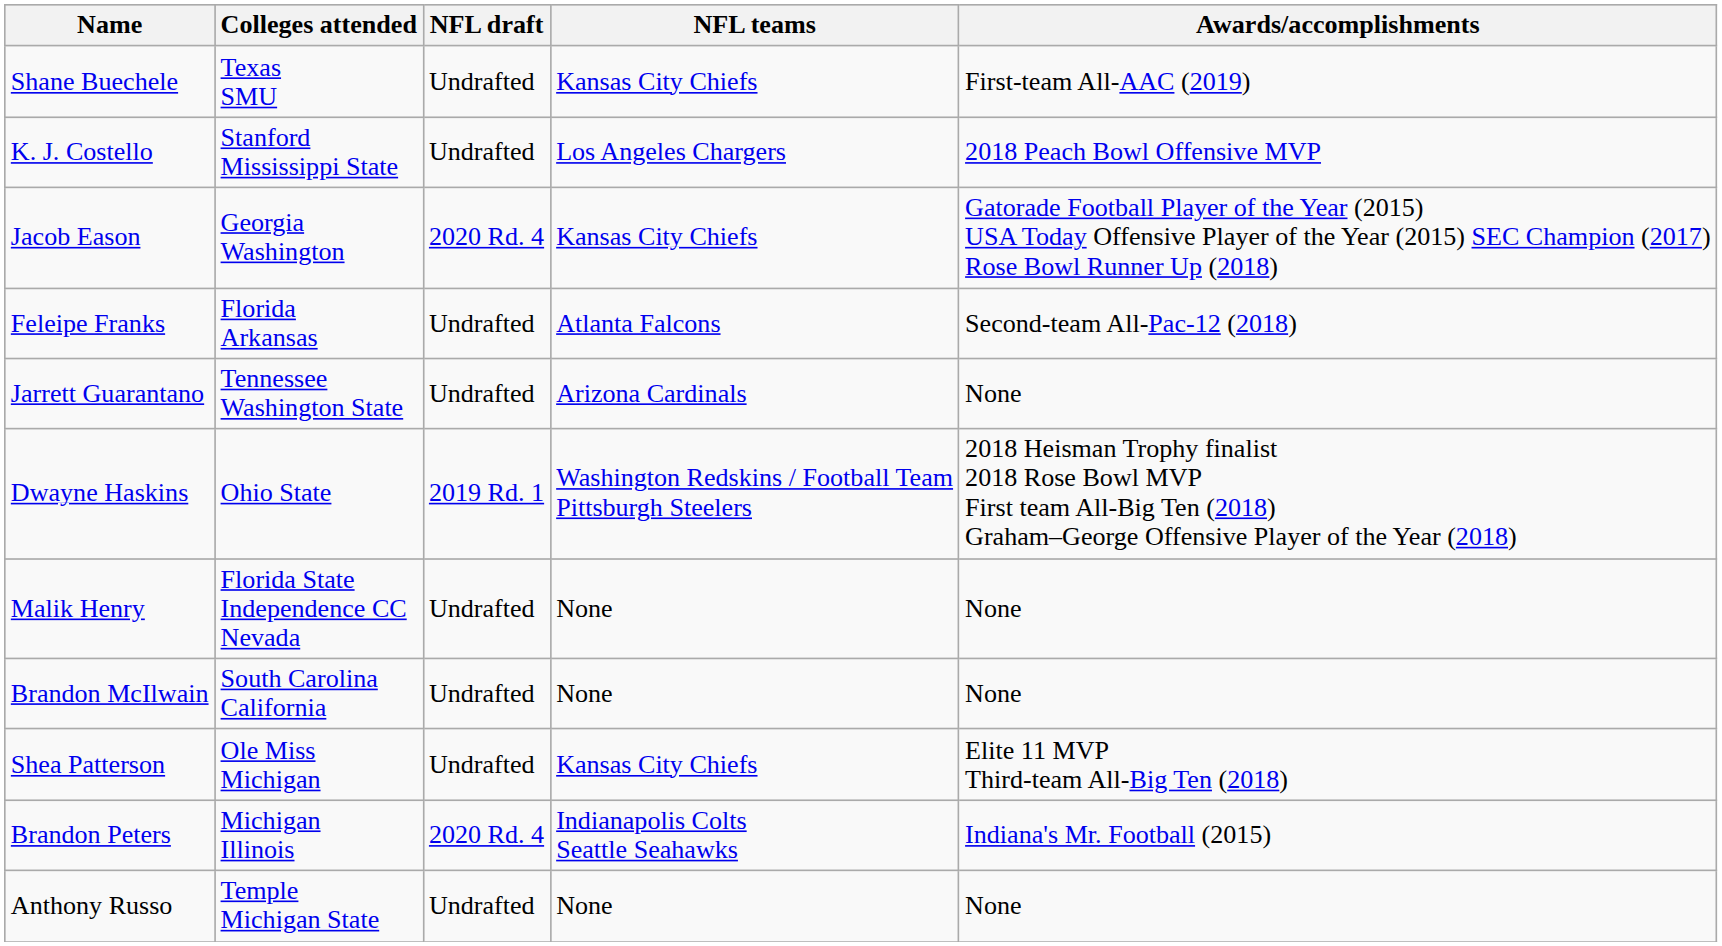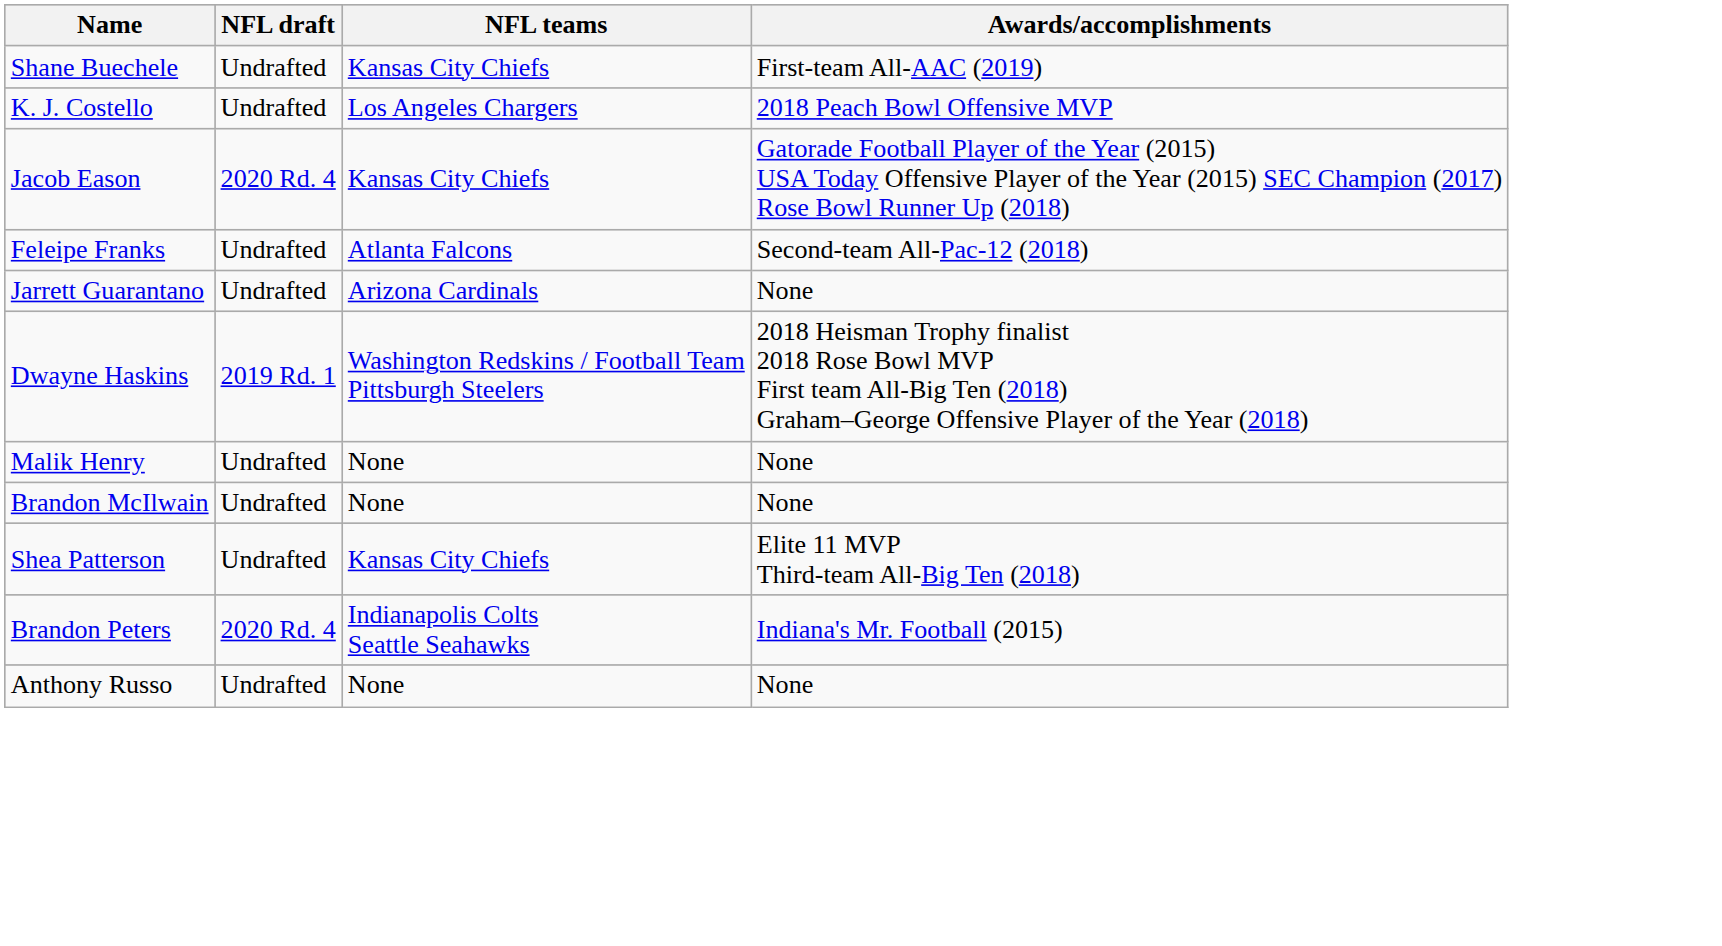- column: (319, 25)
